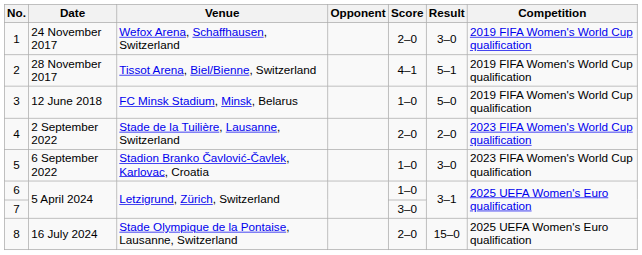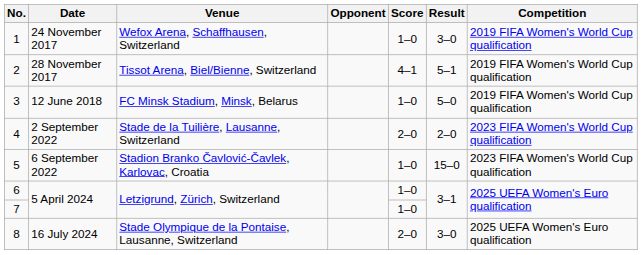(407, 38) 2–0 -> (407, 38) 1–0
(447, 165) 3–0 -> (447, 165) 15–0
(407, 209) 3–0 -> (407, 209) 1–0
(447, 234) 15–0 -> (447, 234) 3–0
